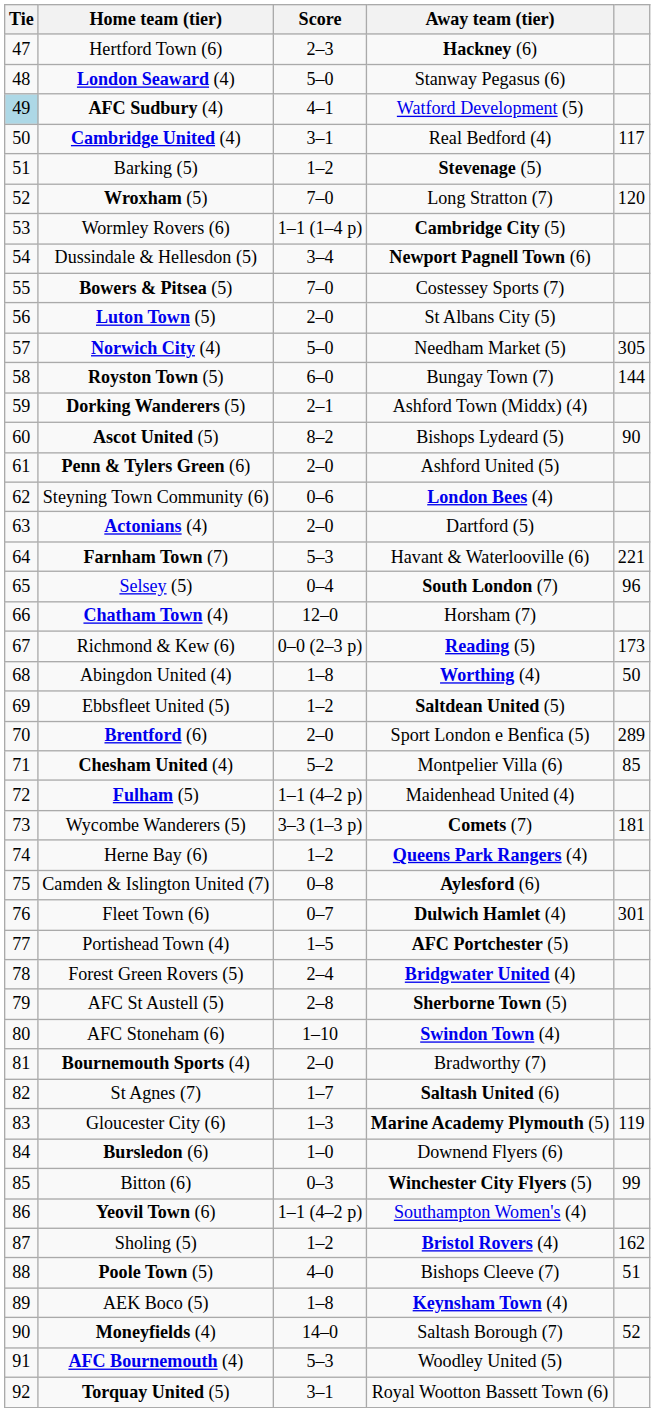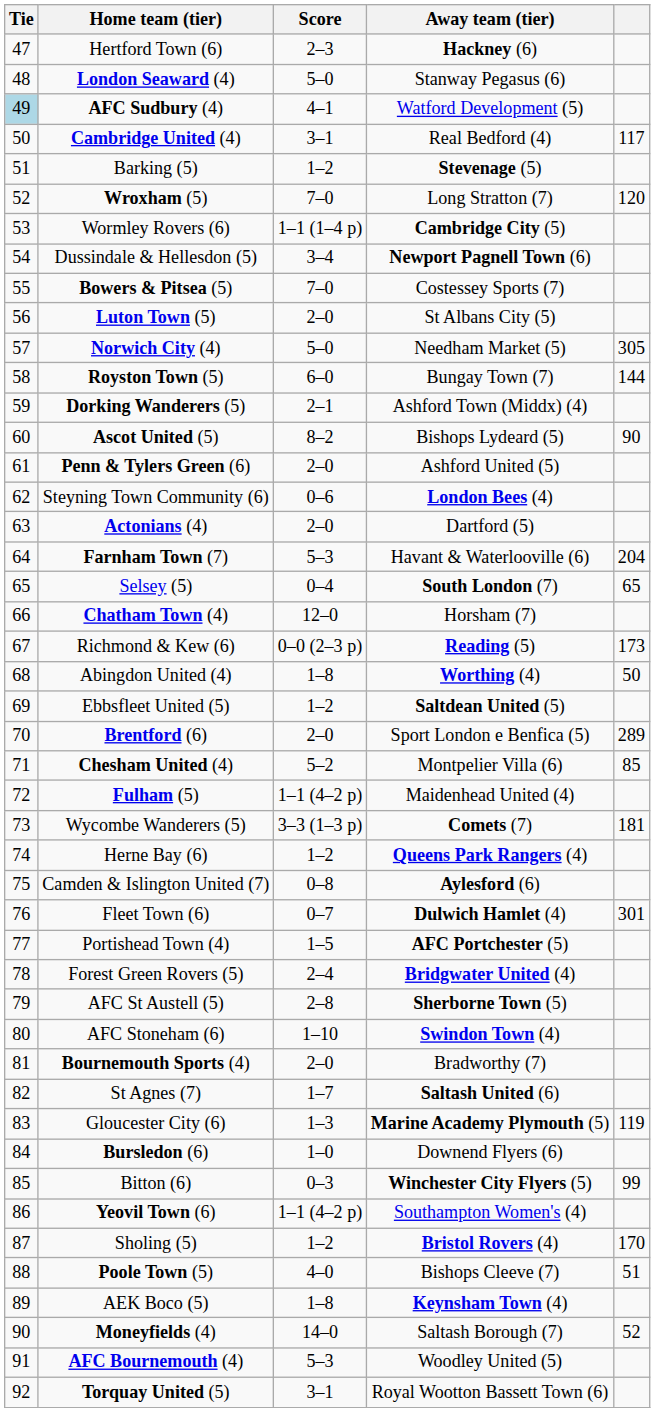(631, 556) 221 -> (631, 556) 204
(631, 586) 96 -> (631, 586) 65
(631, 1242) 162 -> (631, 1242) 170
